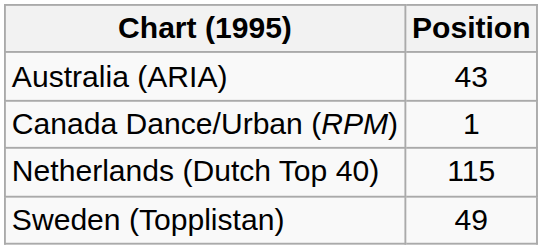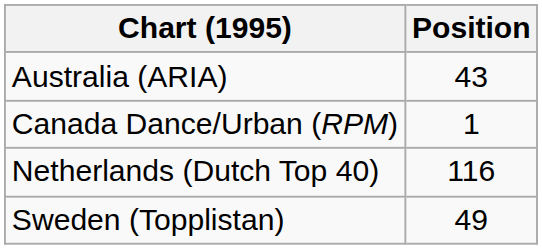(471, 171) 115 -> (471, 171) 116
